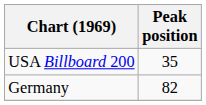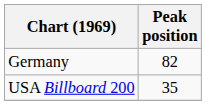rows swapped: (71, 61) <-> (39, 87)
